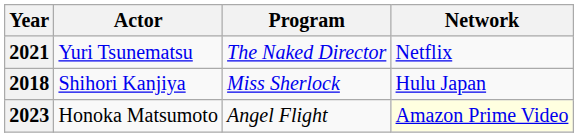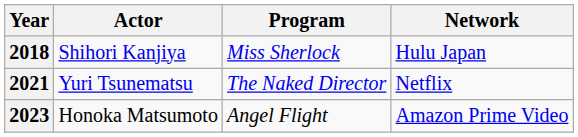rows swapped: (29, 83) <-> (29, 52)
(482, 115) lightyellow background -> (482, 115) no background
